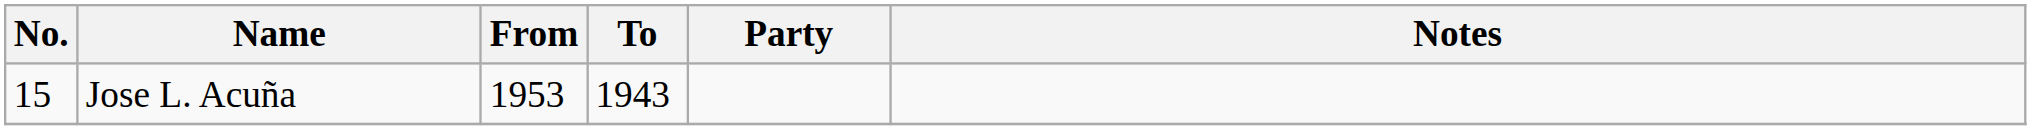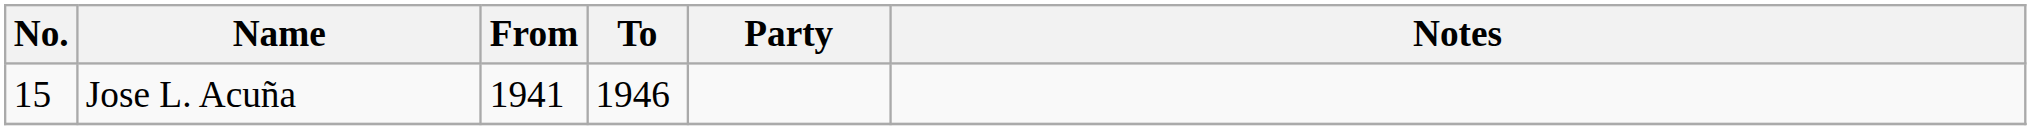(527, 93) 1953 -> (527, 93) 1941
(633, 93) 1943 -> (633, 93) 1946
